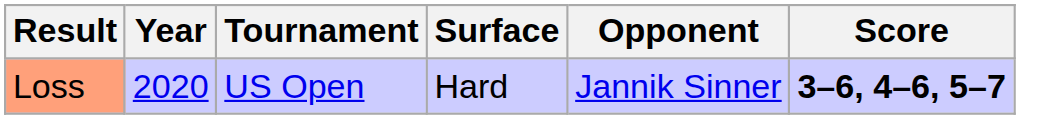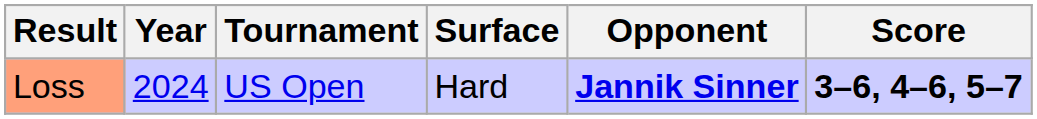(171, 85) 2020 -> (171, 85) 2024
(678, 85) normal -> (687, 85) bold
